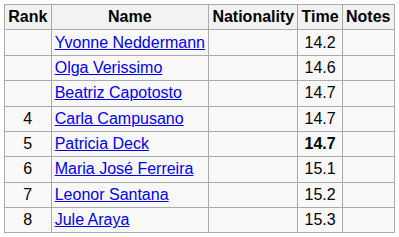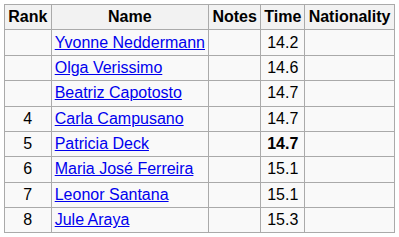columns swapped: (253, 17) <-> (368, 17)
(320, 194) 15.2 -> (283, 194) 15.1
